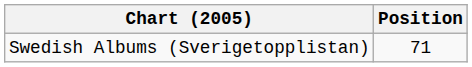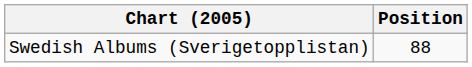(420, 48) 71 -> (420, 48) 88
